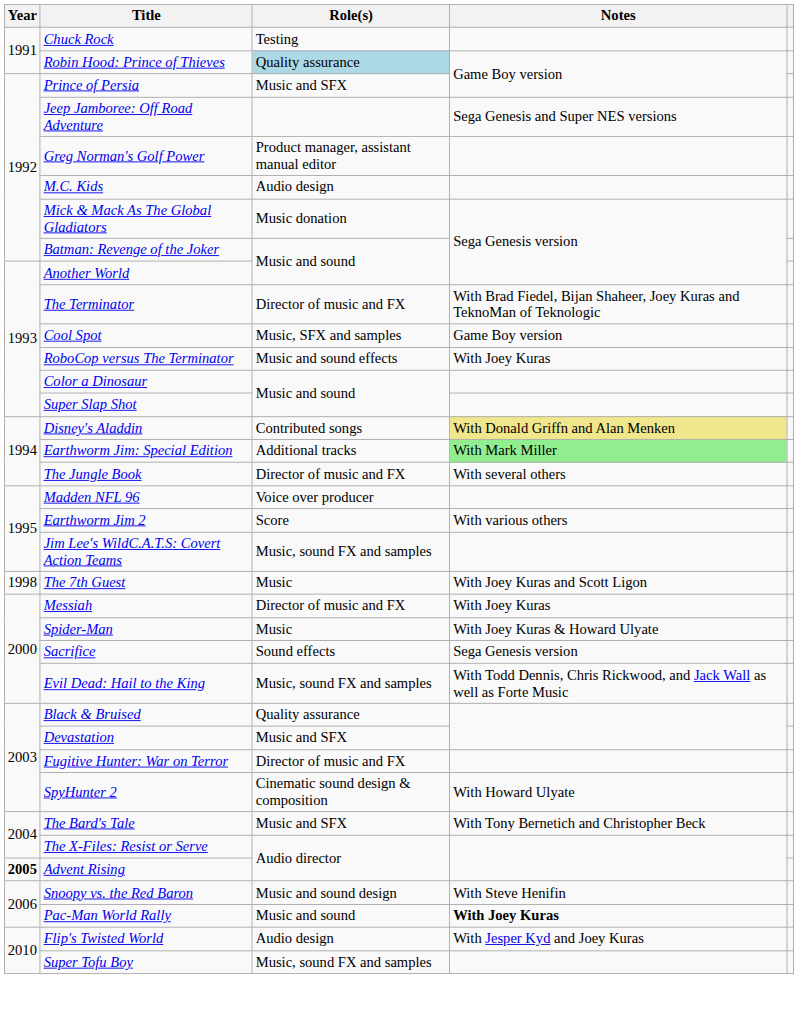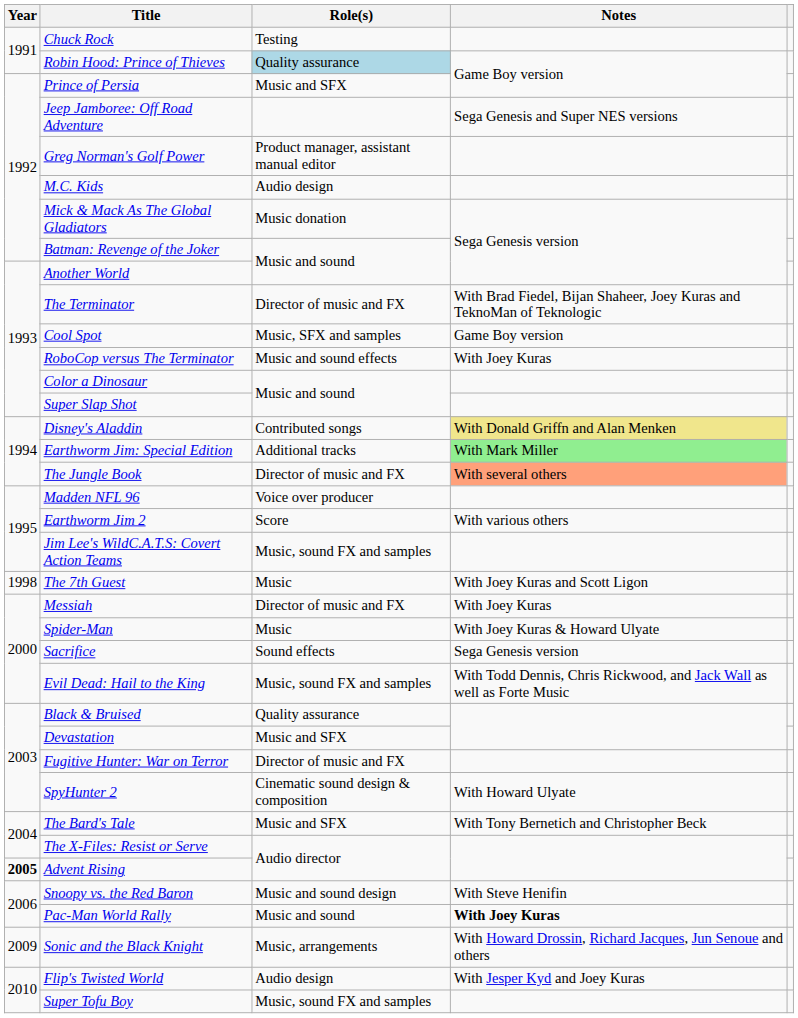(509, 474) no background -> (510, 474) lightsalmon background
+ row: (123, 947)
